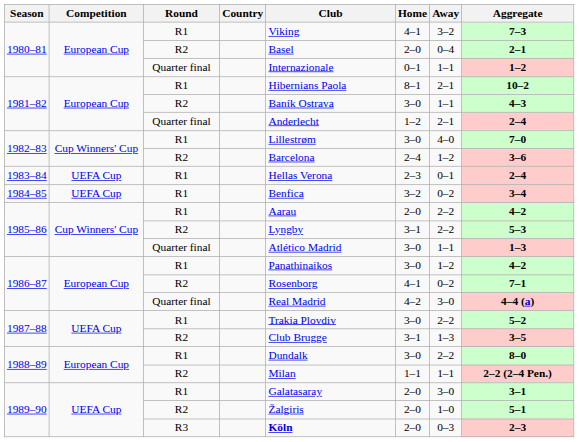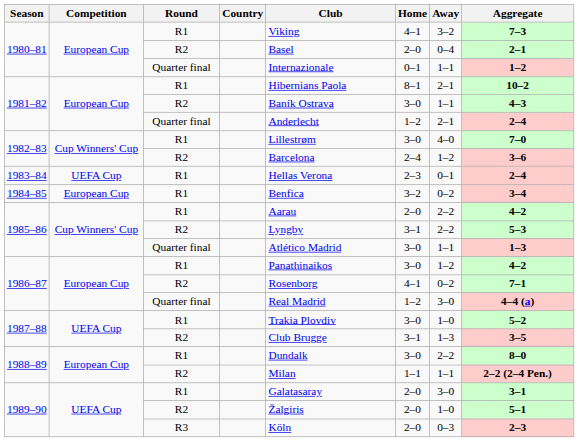(96, 193) UEFA Cup -> (96, 193) European Cup
(412, 301) 4–2 -> (412, 301) 1–2
(446, 319) 2–2 -> (446, 319) 1–0
(280, 427) bold -> (280, 427) normal
